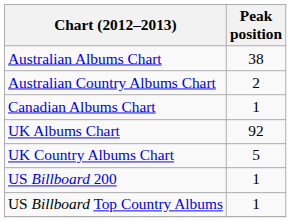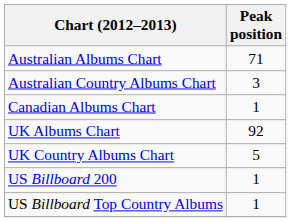(256, 58) 38 -> (256, 58) 71
(256, 82) 2 -> (256, 82) 3
